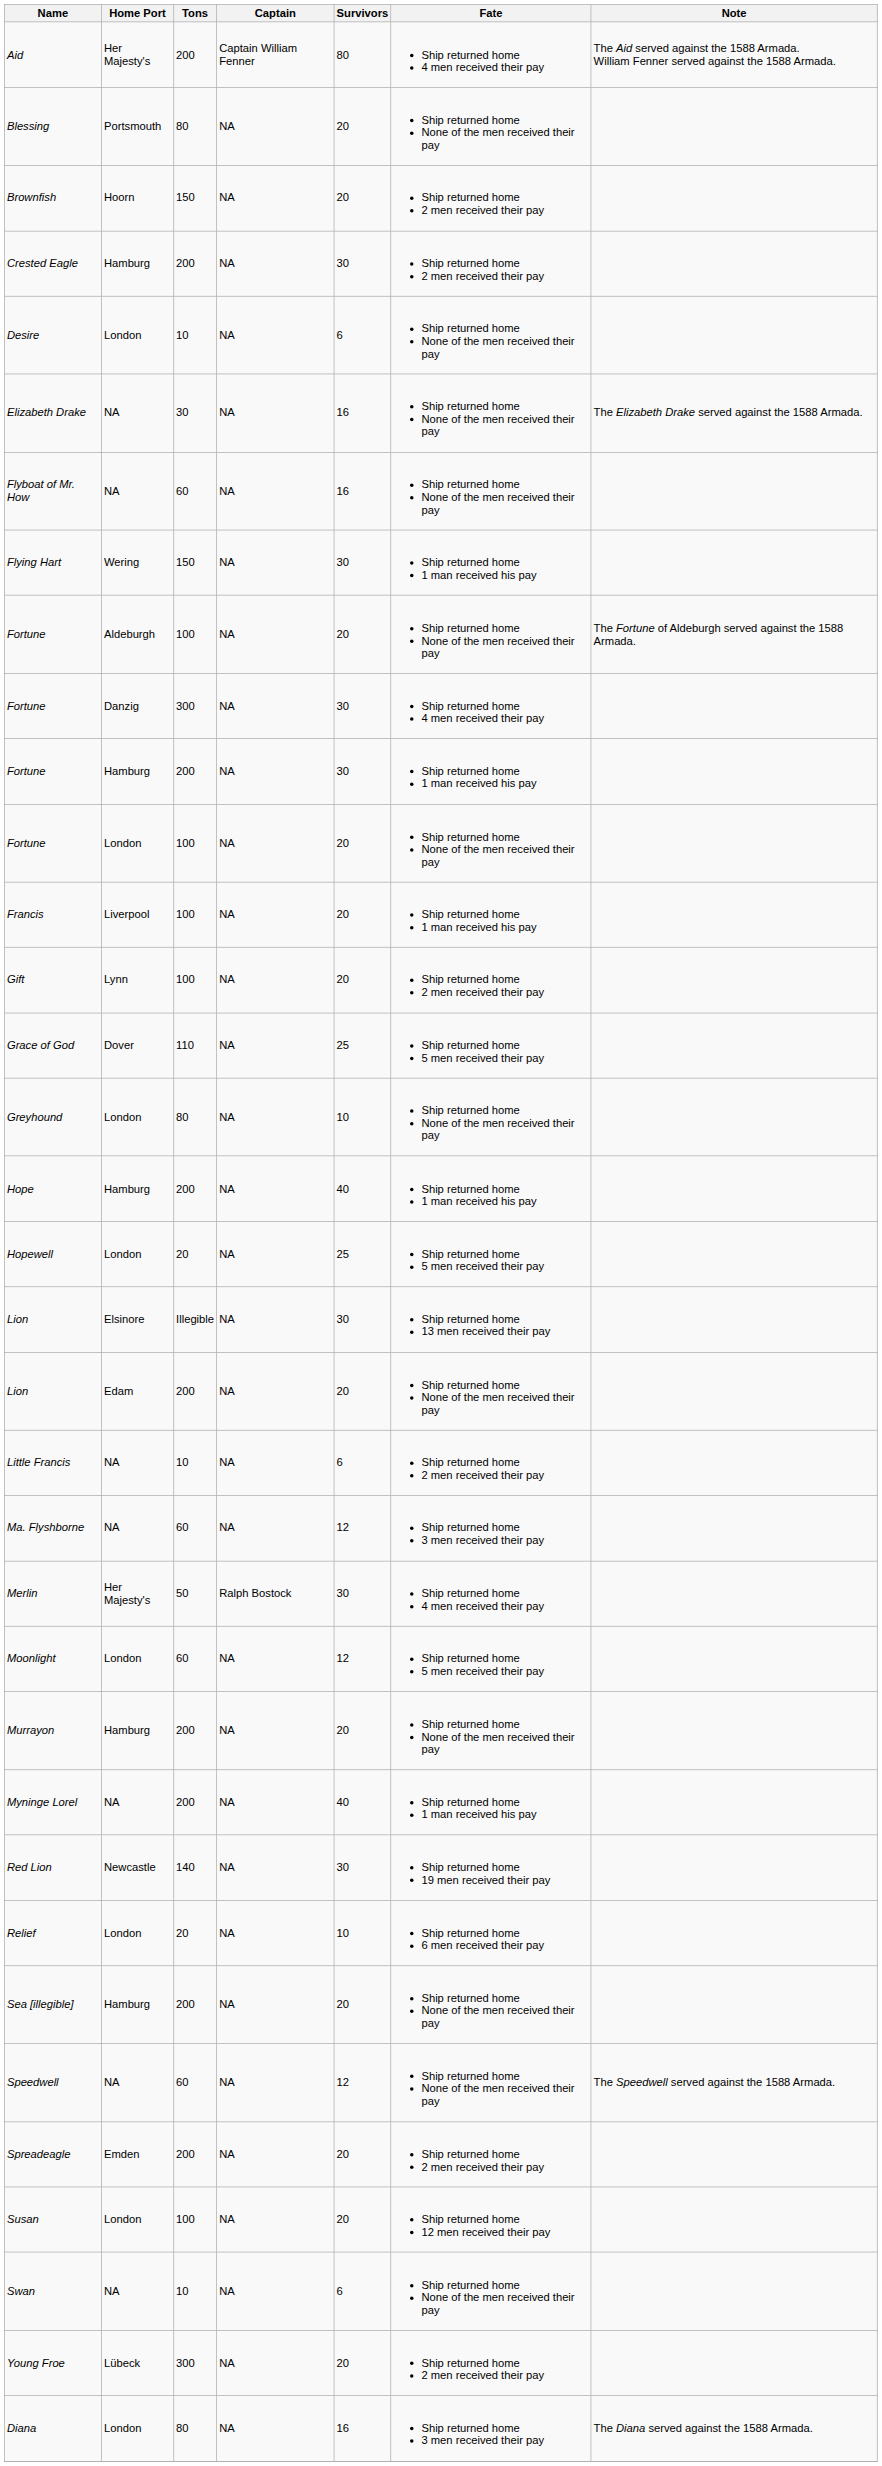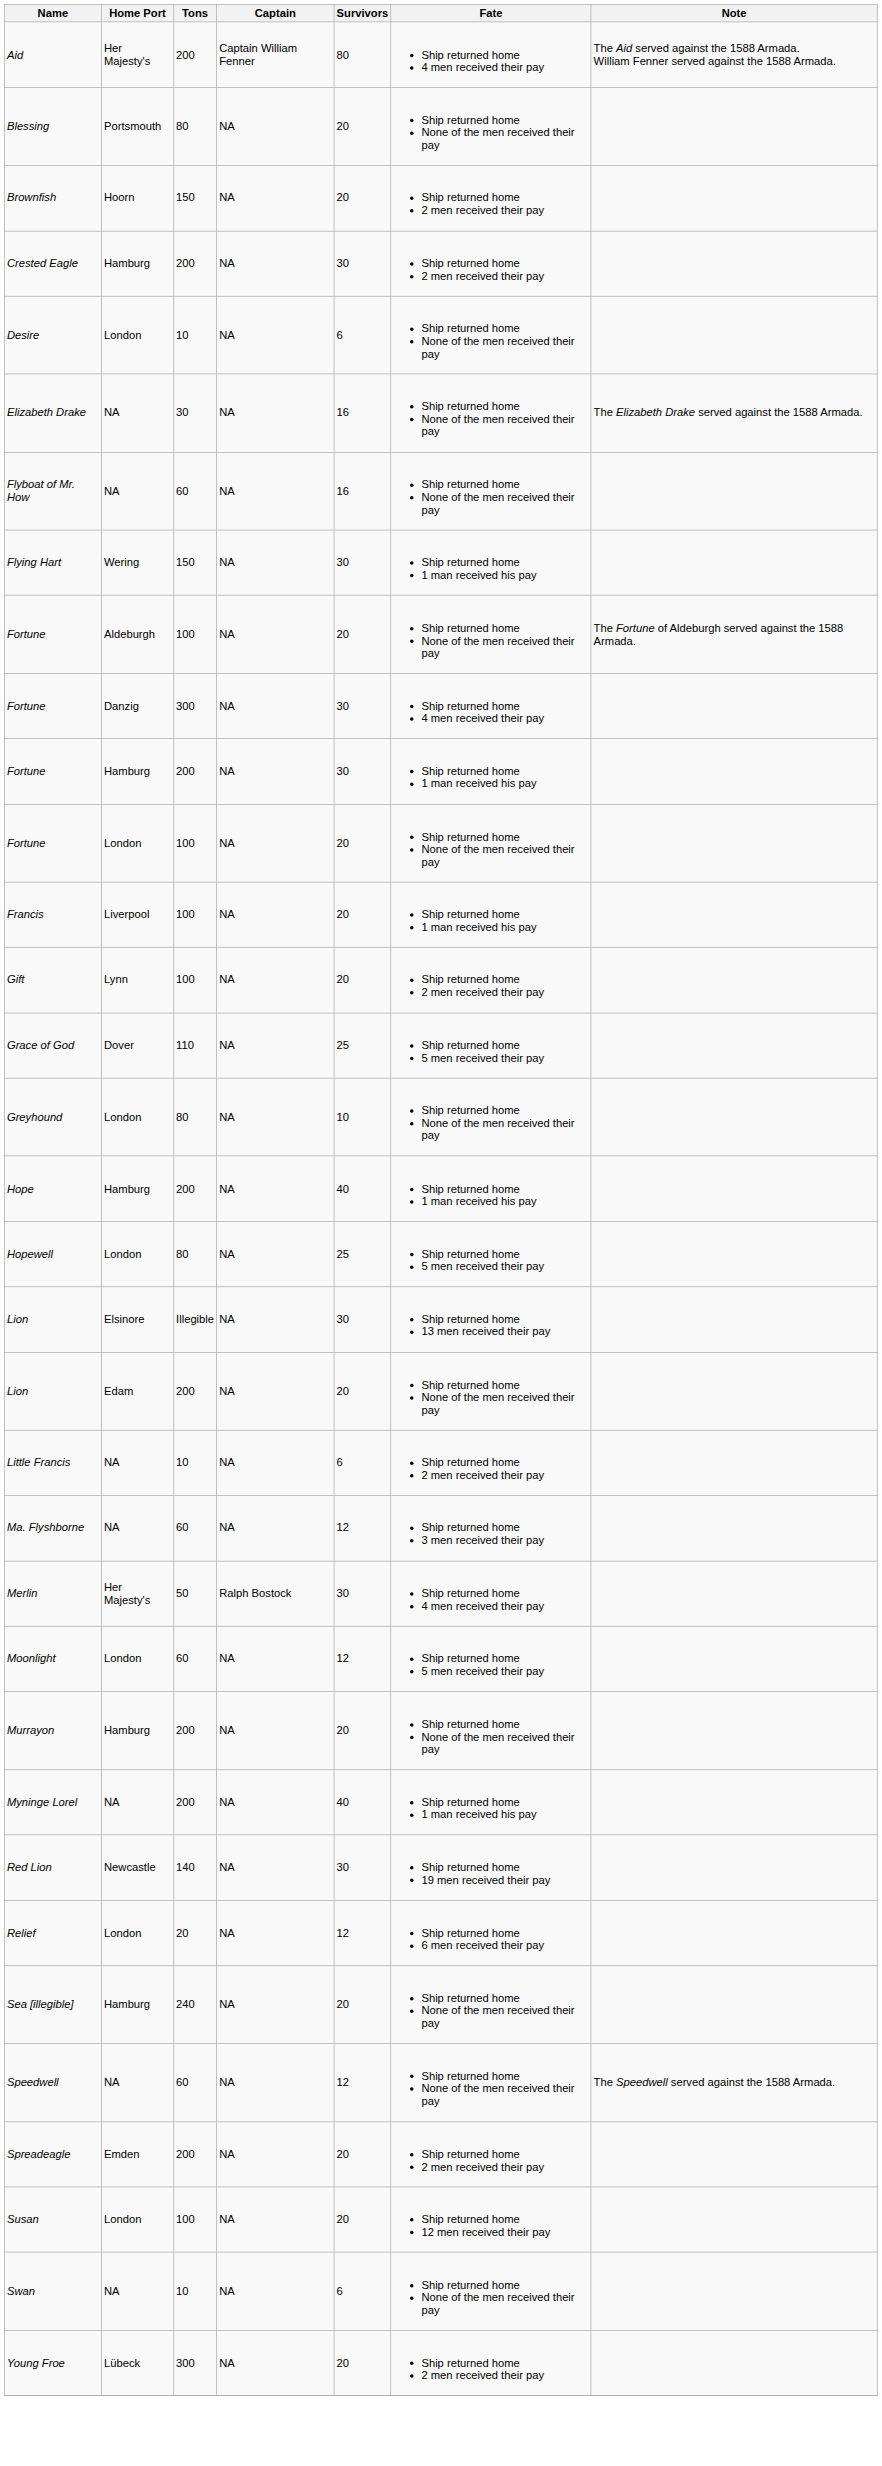(182, 1254) 20 -> (182, 1254) 80
(343, 1933) 10 -> (343, 1933) 12
(185, 2004) 200 -> (185, 2004) 240
- row: (22, 2428)
